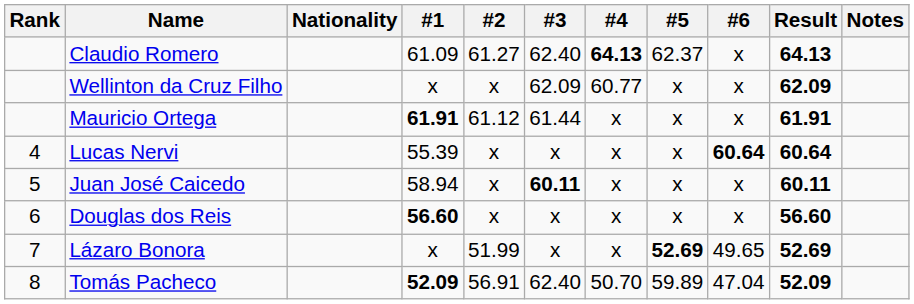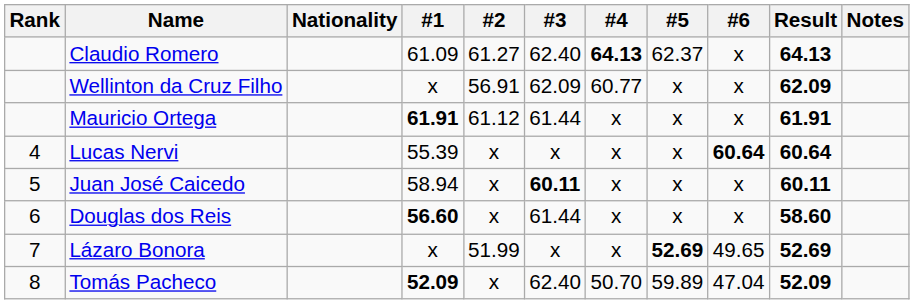(494, 86) x -> (494, 86) 56.91
(555, 217) x -> (555, 217) 61.44
(806, 217) 56.60 -> (806, 217) 58.60
(494, 282) 56.91 -> (494, 282) x
